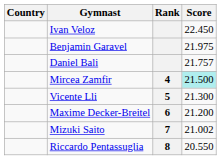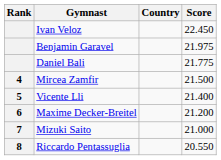columns swapped: (167, 12) <-> (26, 12)
(199, 63) 21.757 -> (199, 63) 21.775
(199, 79) paleturquoise background -> (199, 79) no background
(199, 96) 21.300 -> (199, 96) 21.400
(199, 130) 21.002 -> (199, 130) 21.000
